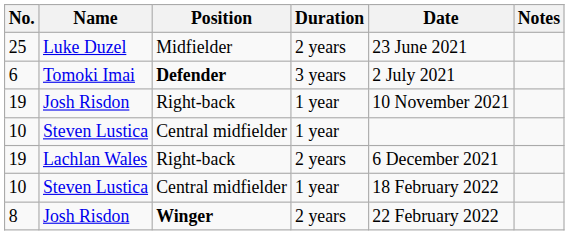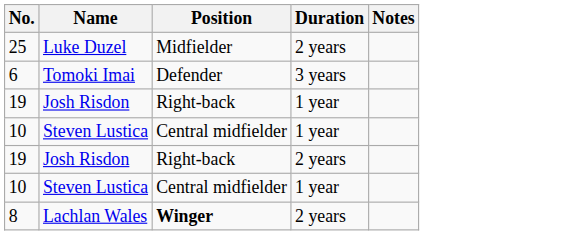- column: (441, 18)
(191, 74) bold -> (189, 74) normal
(95, 159) Lachlan Wales -> (86, 159) Josh Risdon
(86, 215) Josh Risdon -> (95, 215) Lachlan Wales
